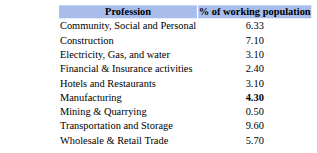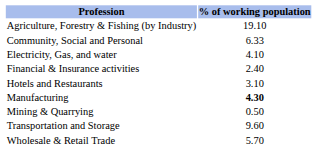+ row: (101, 26)
- row: (87, 40)
(255, 54) 3.10 -> (255, 54) 4.10
